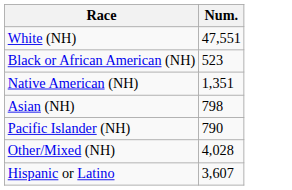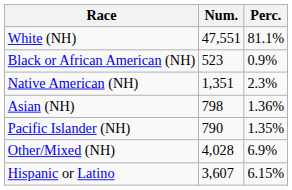+ column: (266, 15)
